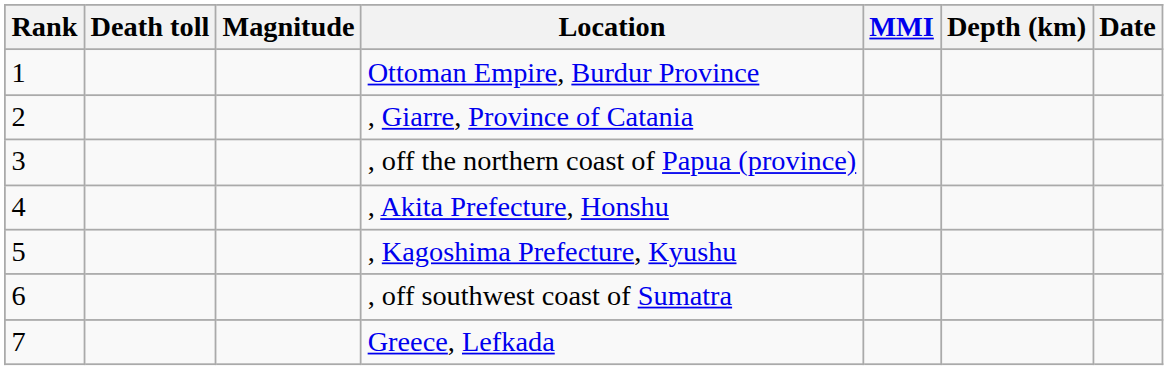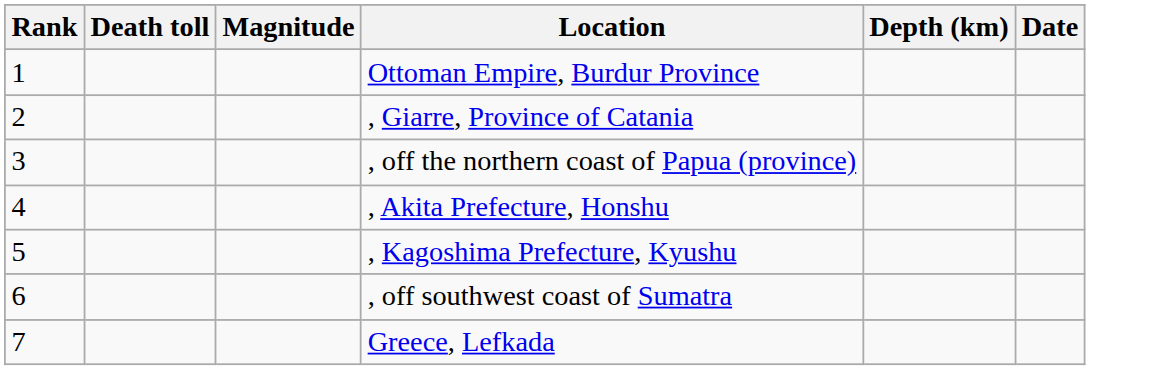- column: (902, 26)
